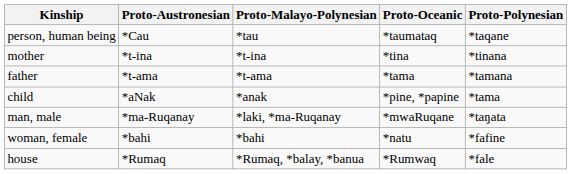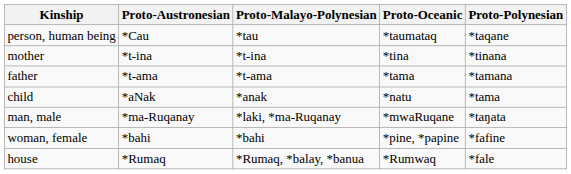(421, 96) *pine, *papine -> (397, 96) *natu
(397, 138) *natu -> (421, 138) *pine, *papine
